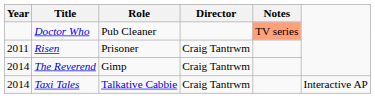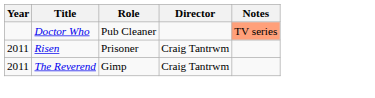(18, 66) 2014 -> (18, 66) 2011
- row: (57, 84)
